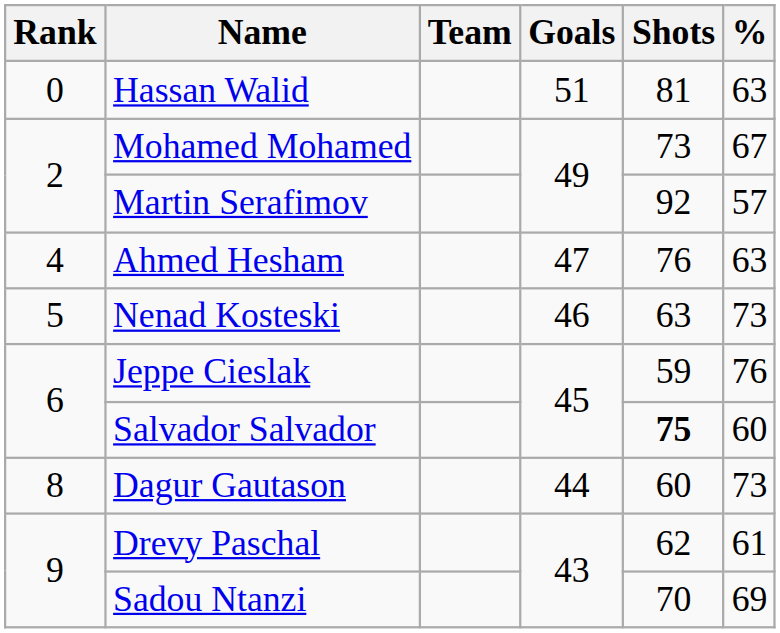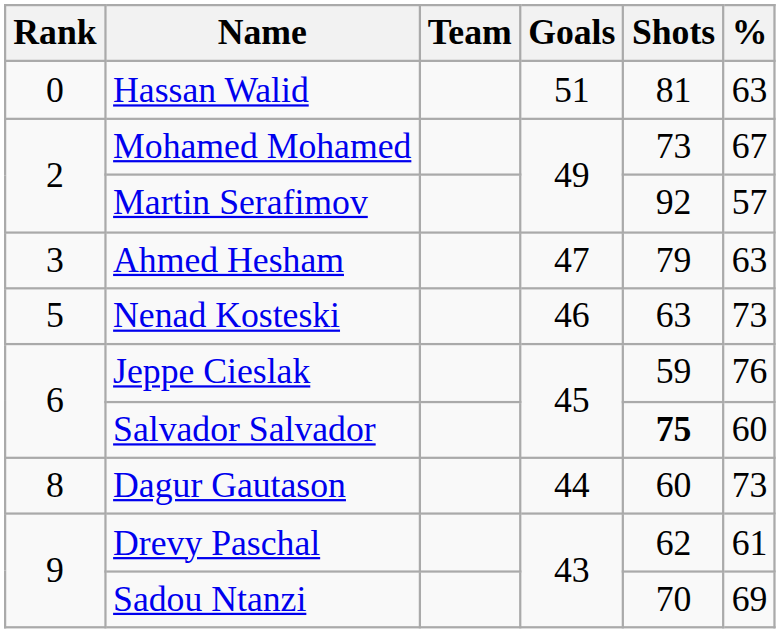(55, 259) 4 -> (55, 259) 3
(674, 259) 76 -> (674, 259) 79
